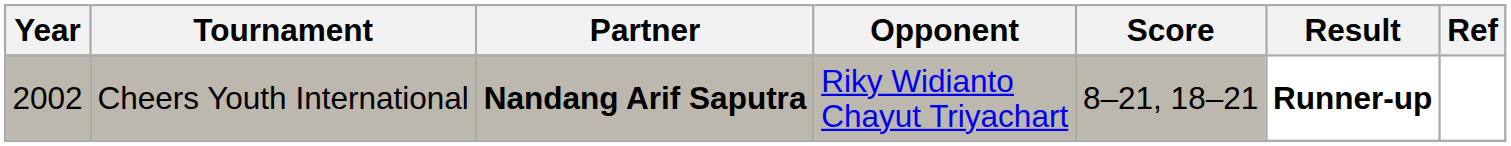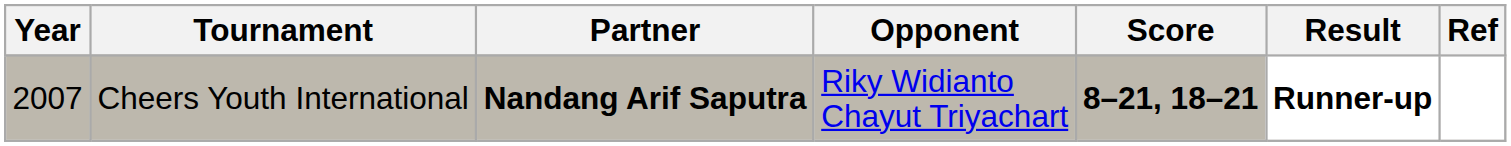(48, 98) 2002 -> (48, 98) 2007
(1171, 98) normal -> (1171, 98) bold
